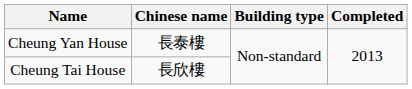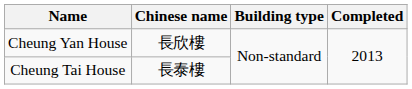(181, 42) 長泰樓 -> (181, 42) 長欣樓
(181, 69) 長欣樓 -> (181, 69) 長泰樓
